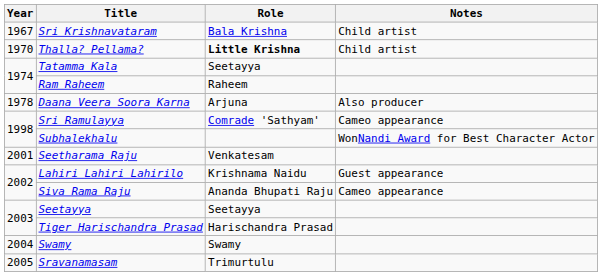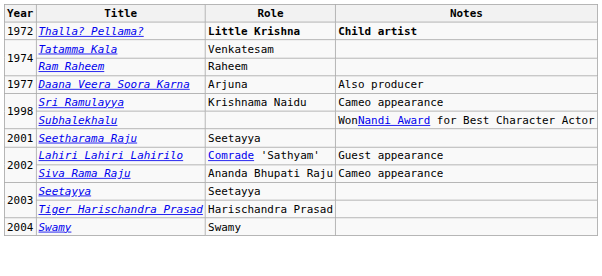- row: (98, 31)
(20, 49) 1970 -> (20, 31) 1972
(378, 49) normal -> (378, 31) bold
(234, 67) Seetayya -> (241, 49) Venkatesam
(20, 102) 1978 -> (20, 85) 1977
(264, 120) Comrade 'Sathyam' -> (257, 102) Krishnama Naidu
(241, 156) Venkatesam -> (234, 138) Seetayya
(257, 173) Krishnama Naidu -> (264, 156) Comrade 'Sathyam'
- row: (78, 262)
